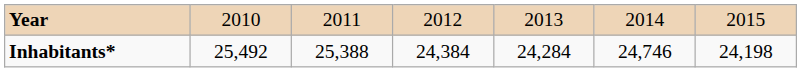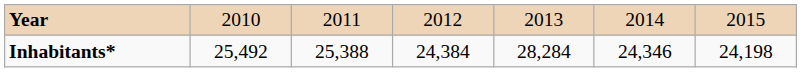(544, 50) 24,284 -> (544, 50) 28,284
(645, 50) 24,746 -> (645, 50) 24,346
